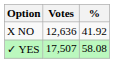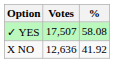rows swapped: (23, 49) <-> (20, 31)
